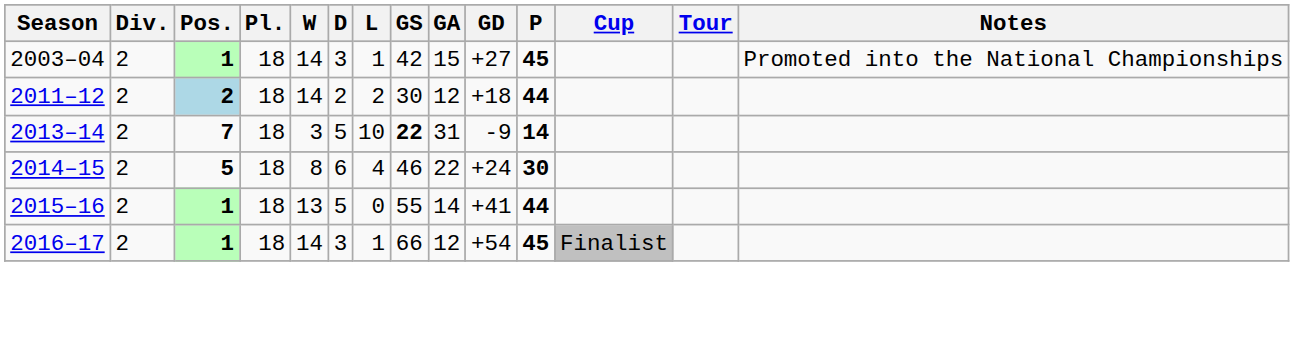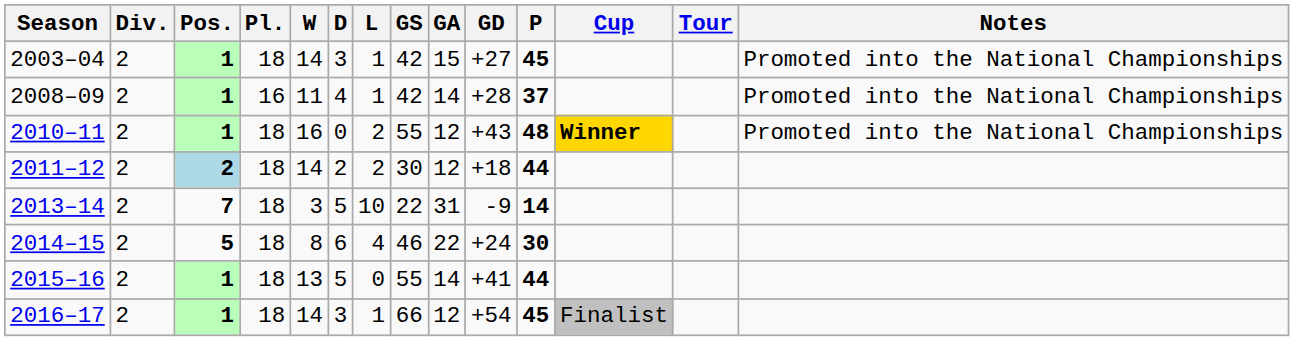+ row: (57, 97)
+ row: (57, 133)
(409, 133) bold -> (409, 206) normal
